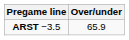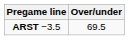(96, 27) 65.9 -> (96, 27) 69.5
